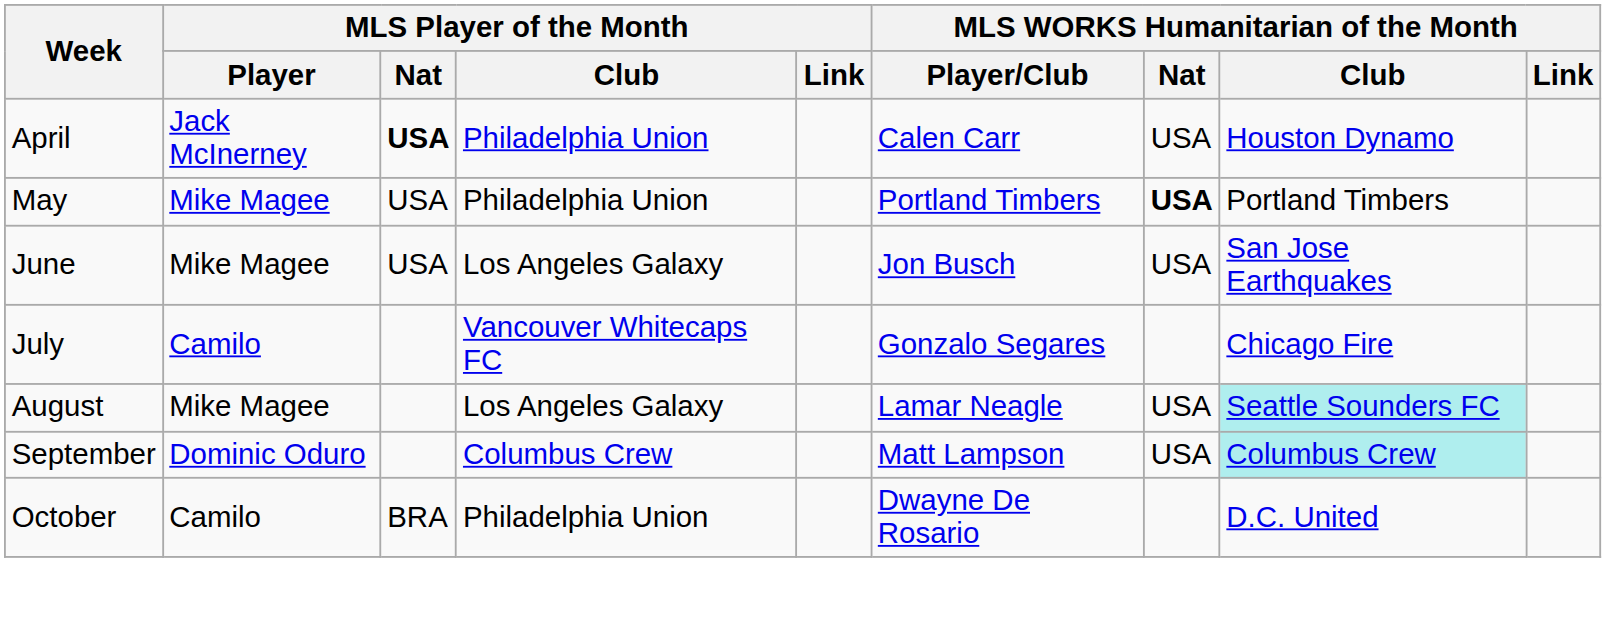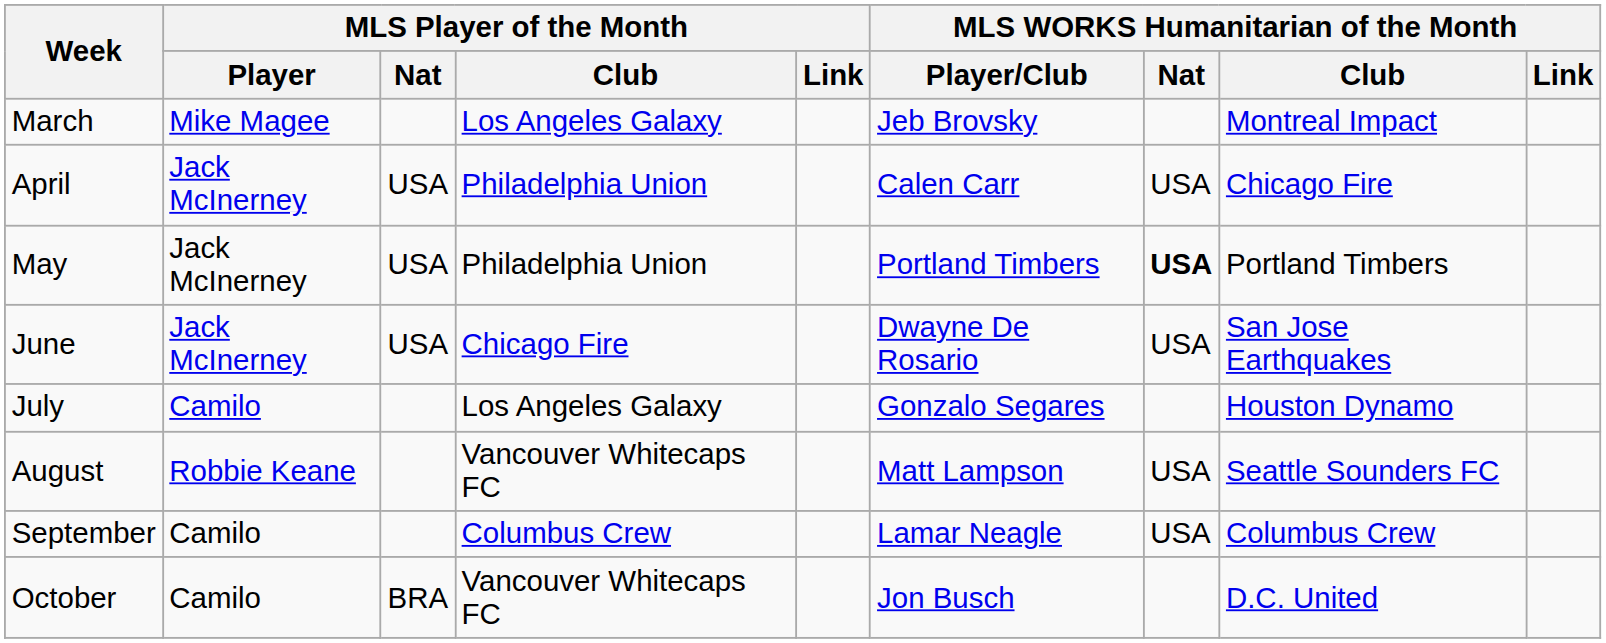+ row: (53, 121)
(418, 137) bold -> (418, 184) normal
(1340, 137) Houston Dynamo -> (1309, 184) Chicago Fire
(249, 201) Mike Magee -> (238, 264) Jack McInerney
(249, 264) Mike Magee -> (238, 344) Jack McInerney
(593, 264) Los Angeles Galaxy -> (545, 344) Chicago Fire
(947, 264) Jon Busch -> (953, 344) Dwayne De Rosario
(605, 344) Vancouver Whitecaps FC -> (592, 407) Los Angeles Galaxy
(1310, 344) Chicago Fire -> (1340, 407) Houston Dynamo
(249, 407) Mike Magee -> (263, 470) Robbie Keane
(593, 407) Los Angeles Galaxy -> (604, 470) Vancouver Whitecaps FC
(970, 407) Lamar Neagle -> (970, 470) Matt Lampson
(1363, 407) paleturquoise background -> (1363, 470) no background
(267, 454) Dominic Oduro -> (215, 533) Camilo
(971, 454) Matt Lampson -> (970, 533) Lamar Neagle
(1331, 454) paleturquoise background -> (1331, 533) no background
(586, 517) Philadelphia Union -> (604, 597) Vancouver Whitecaps FC
(954, 517) Dwayne De Rosario -> (946, 597) Jon Busch
